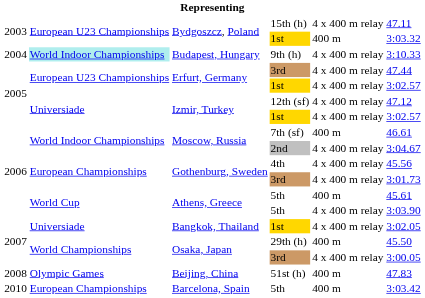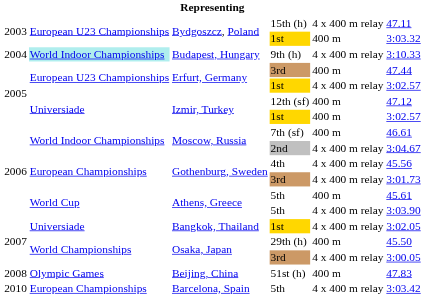(348, 70) 4 x 400 m relay -> (327, 70) 400 m
(348, 101) 4 x 400 m relay -> (327, 101) 400 m
(348, 117) 4 x 400 m relay -> (327, 117) 400 m
(327, 288) 400 m -> (348, 288) 4 x 400 m relay
